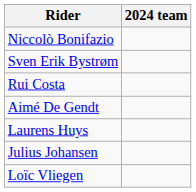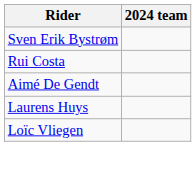- row: (61, 38)
- row: (53, 152)
